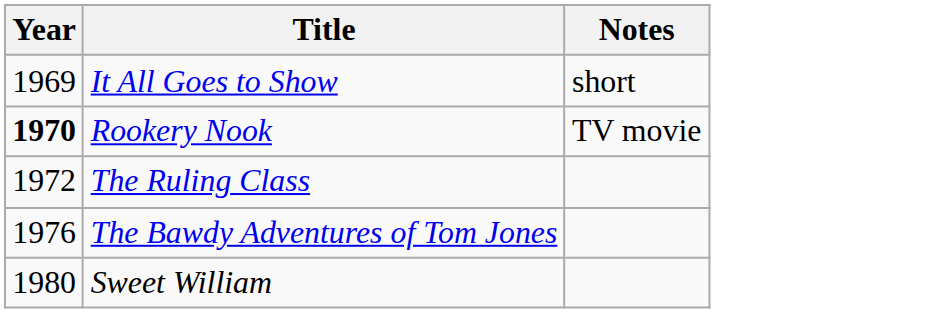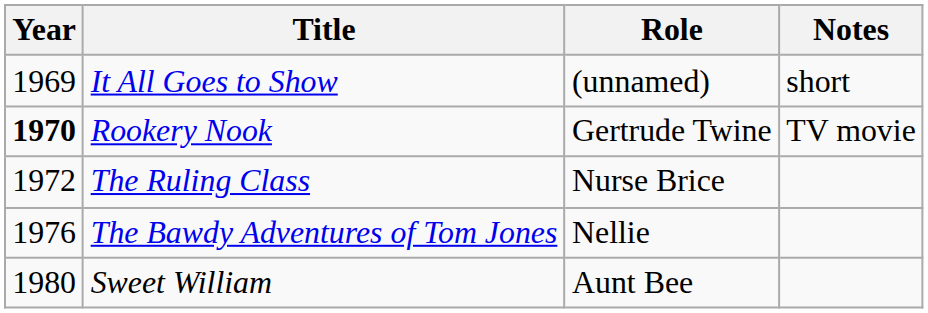+ column: (672, 29)
